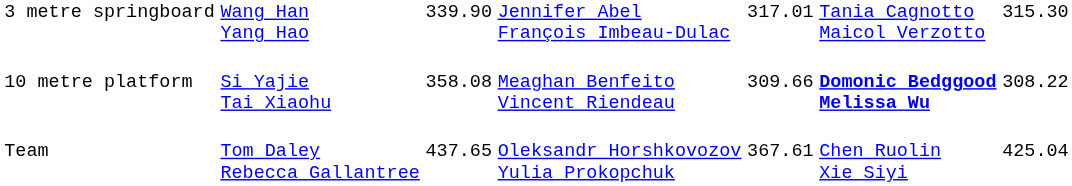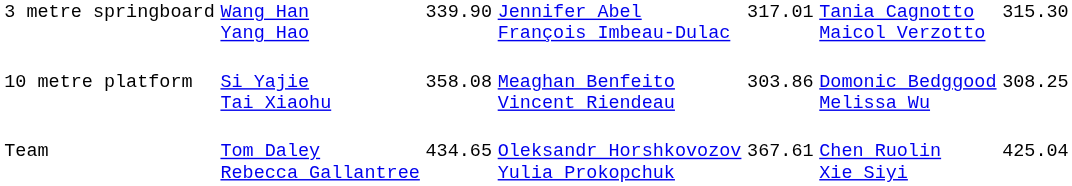(780, 82) 309.66 -> (780, 82) 303.86
(908, 92) bold -> (908, 92) normal
(1035, 82) 308.22 -> (1035, 82) 308.25
(459, 151) 437.65 -> (459, 151) 434.65
